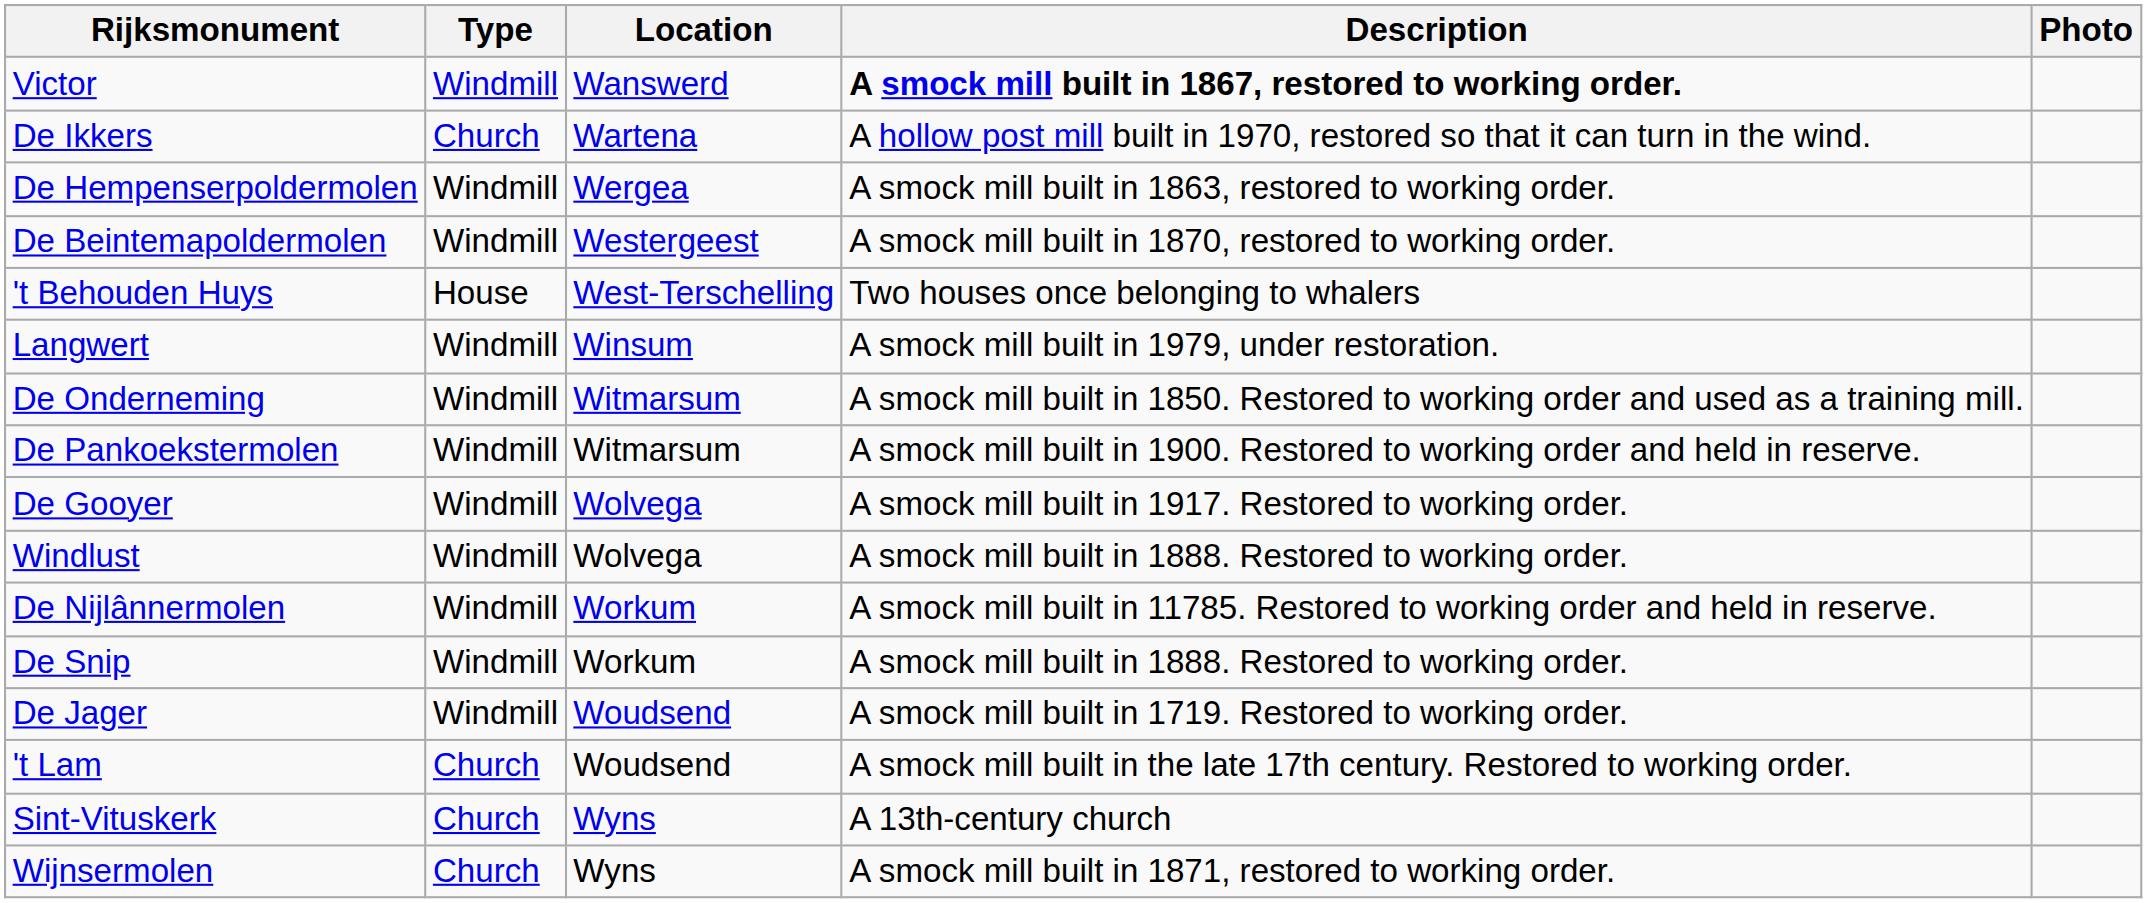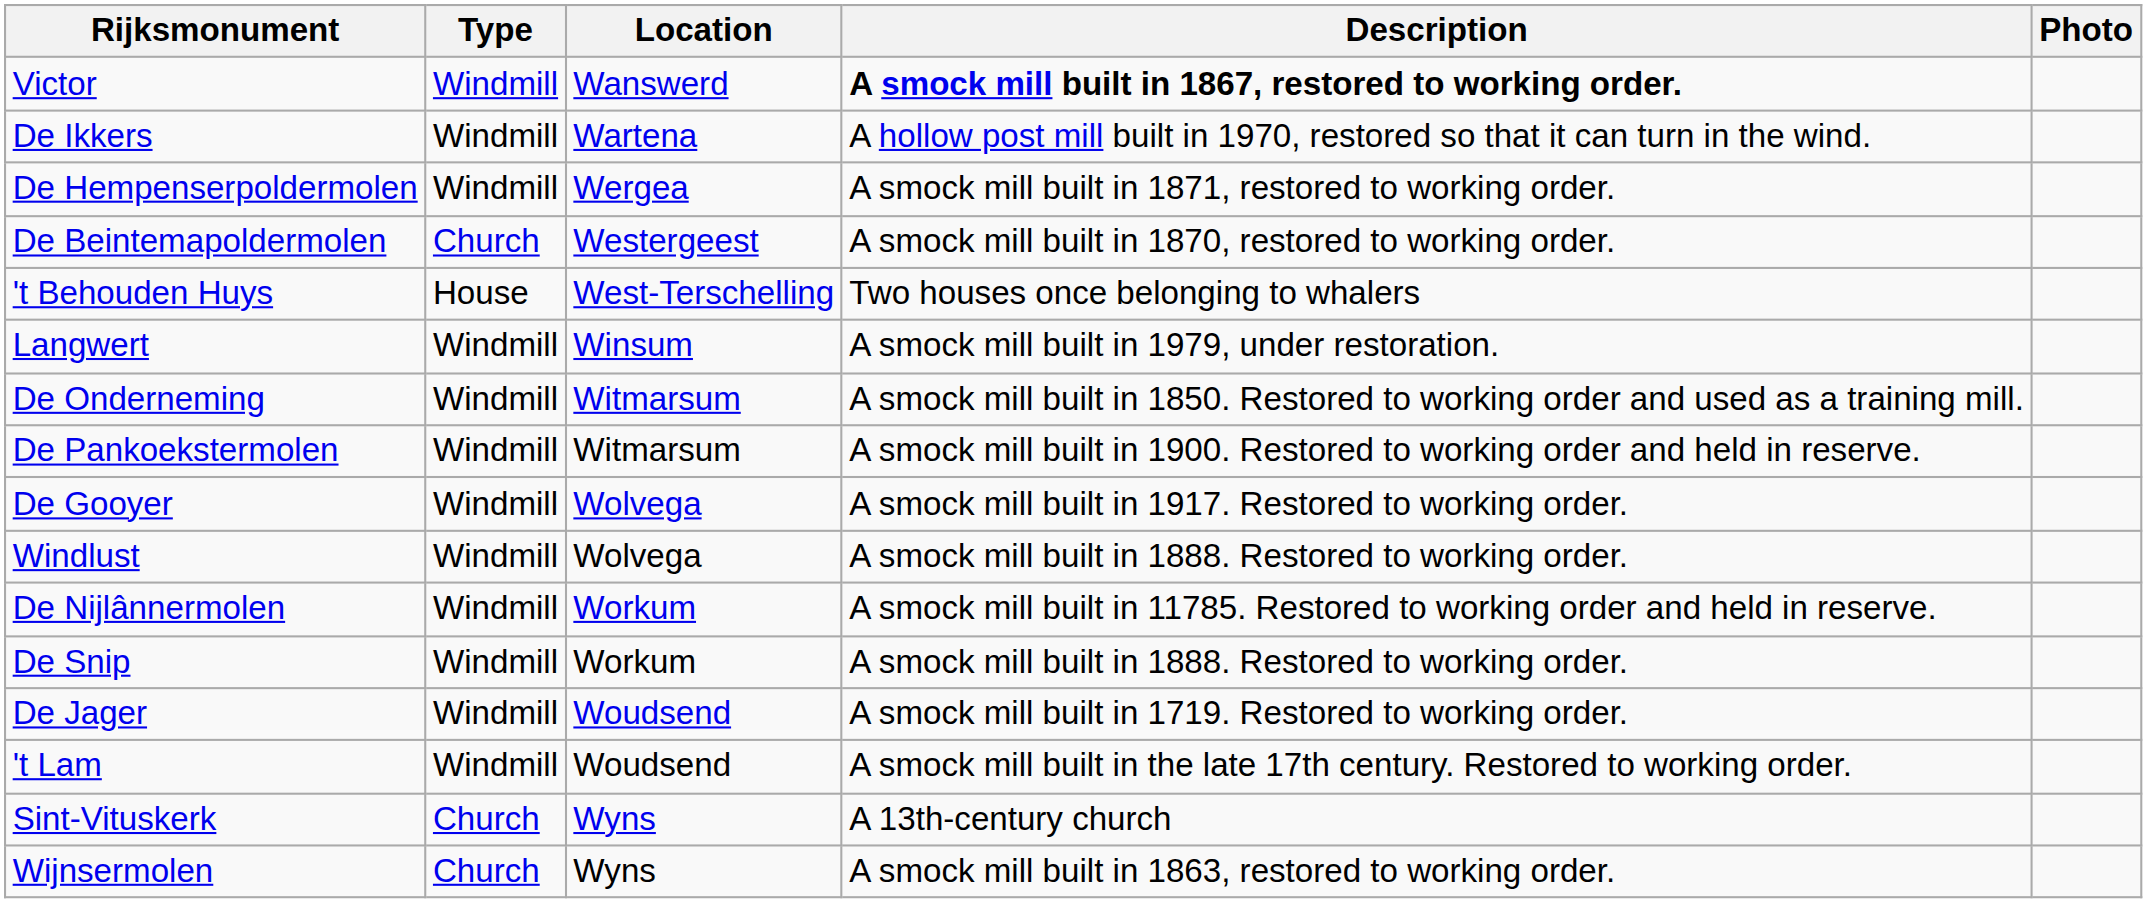(486, 135) Church -> (496, 135) Windmill
(1232, 188) A smock mill built in 1863, restored to working order. -> (1232, 188) A smock mill built in 1871, restored to working order.
(496, 240) Windmill -> (486, 240) Church
(486, 766) Church -> (496, 766) Windmill
(1232, 871) A smock mill built in 1871, restored to working order. -> (1232, 871) A smock mill built in 1863, restored to working order.
